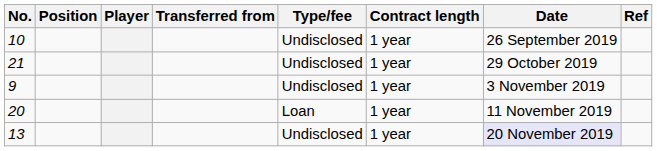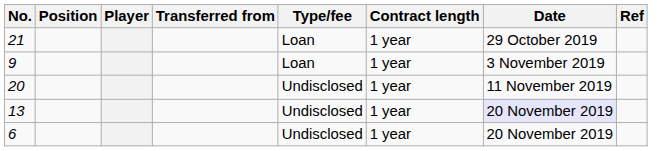- row: (16, 39)
(322, 63) Undisclosed -> (298, 39) Loan
(322, 87) Undisclosed -> (298, 63) Loan
(298, 110) Loan -> (322, 87) Undisclosed
+ row: (12, 134)
